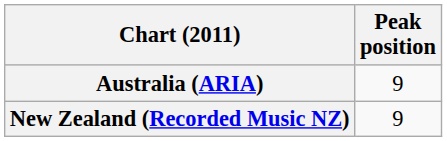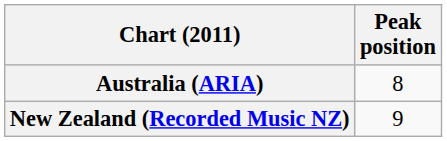(398, 82) 9 -> (398, 82) 8
